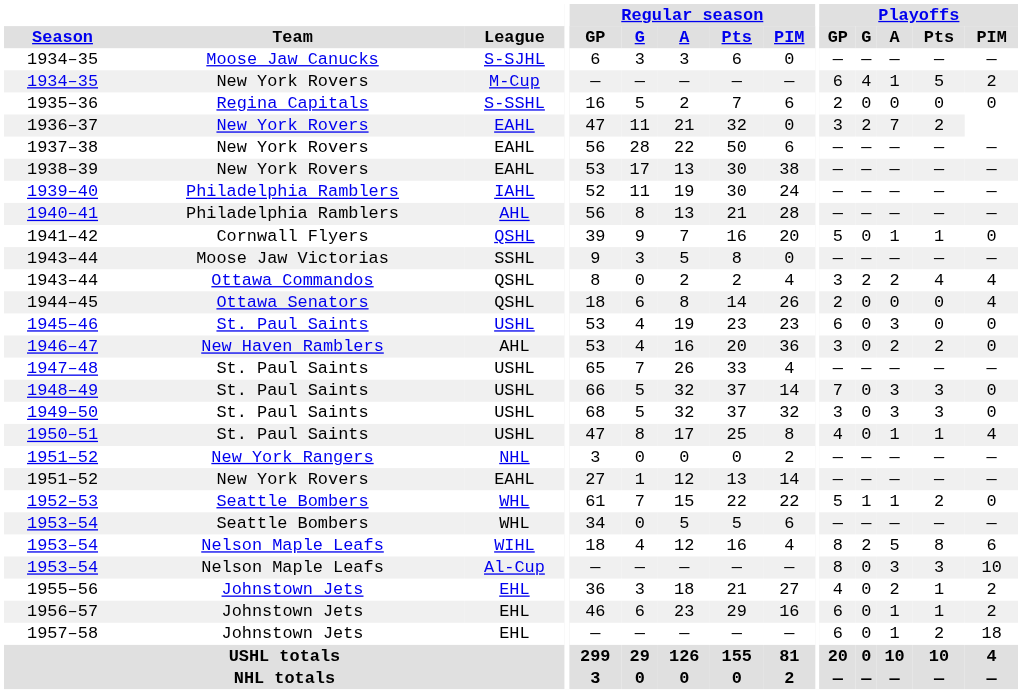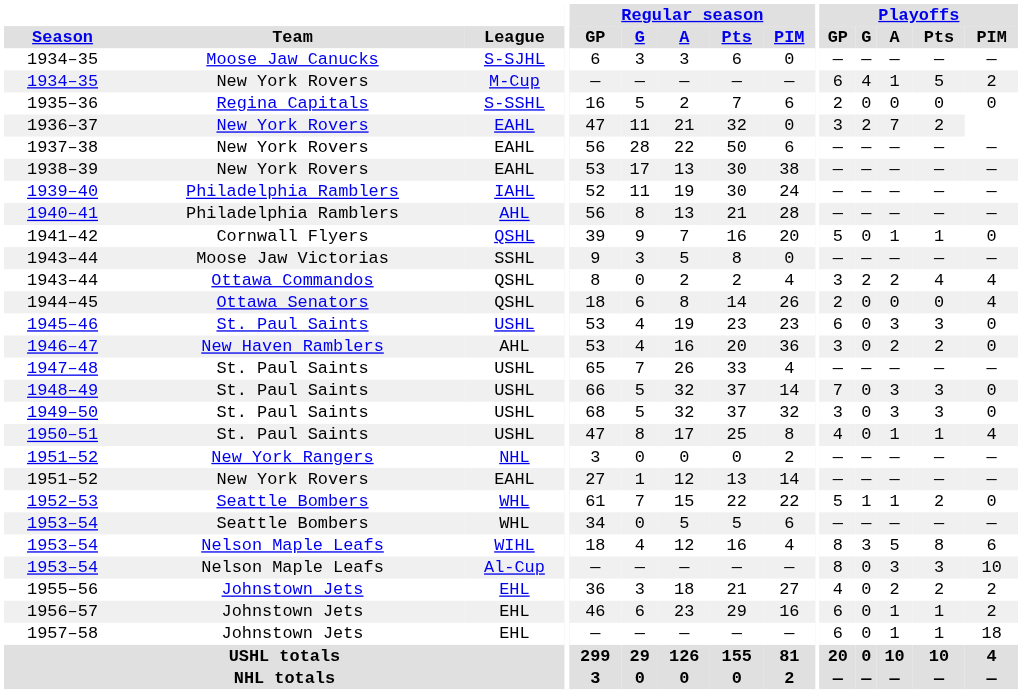(939, 324) 0 -> (939, 324) 3
(866, 545) 2 -> (866, 545) 3
(939, 590) 1 -> (939, 590) 2
(939, 634) 2 -> (939, 634) 1
